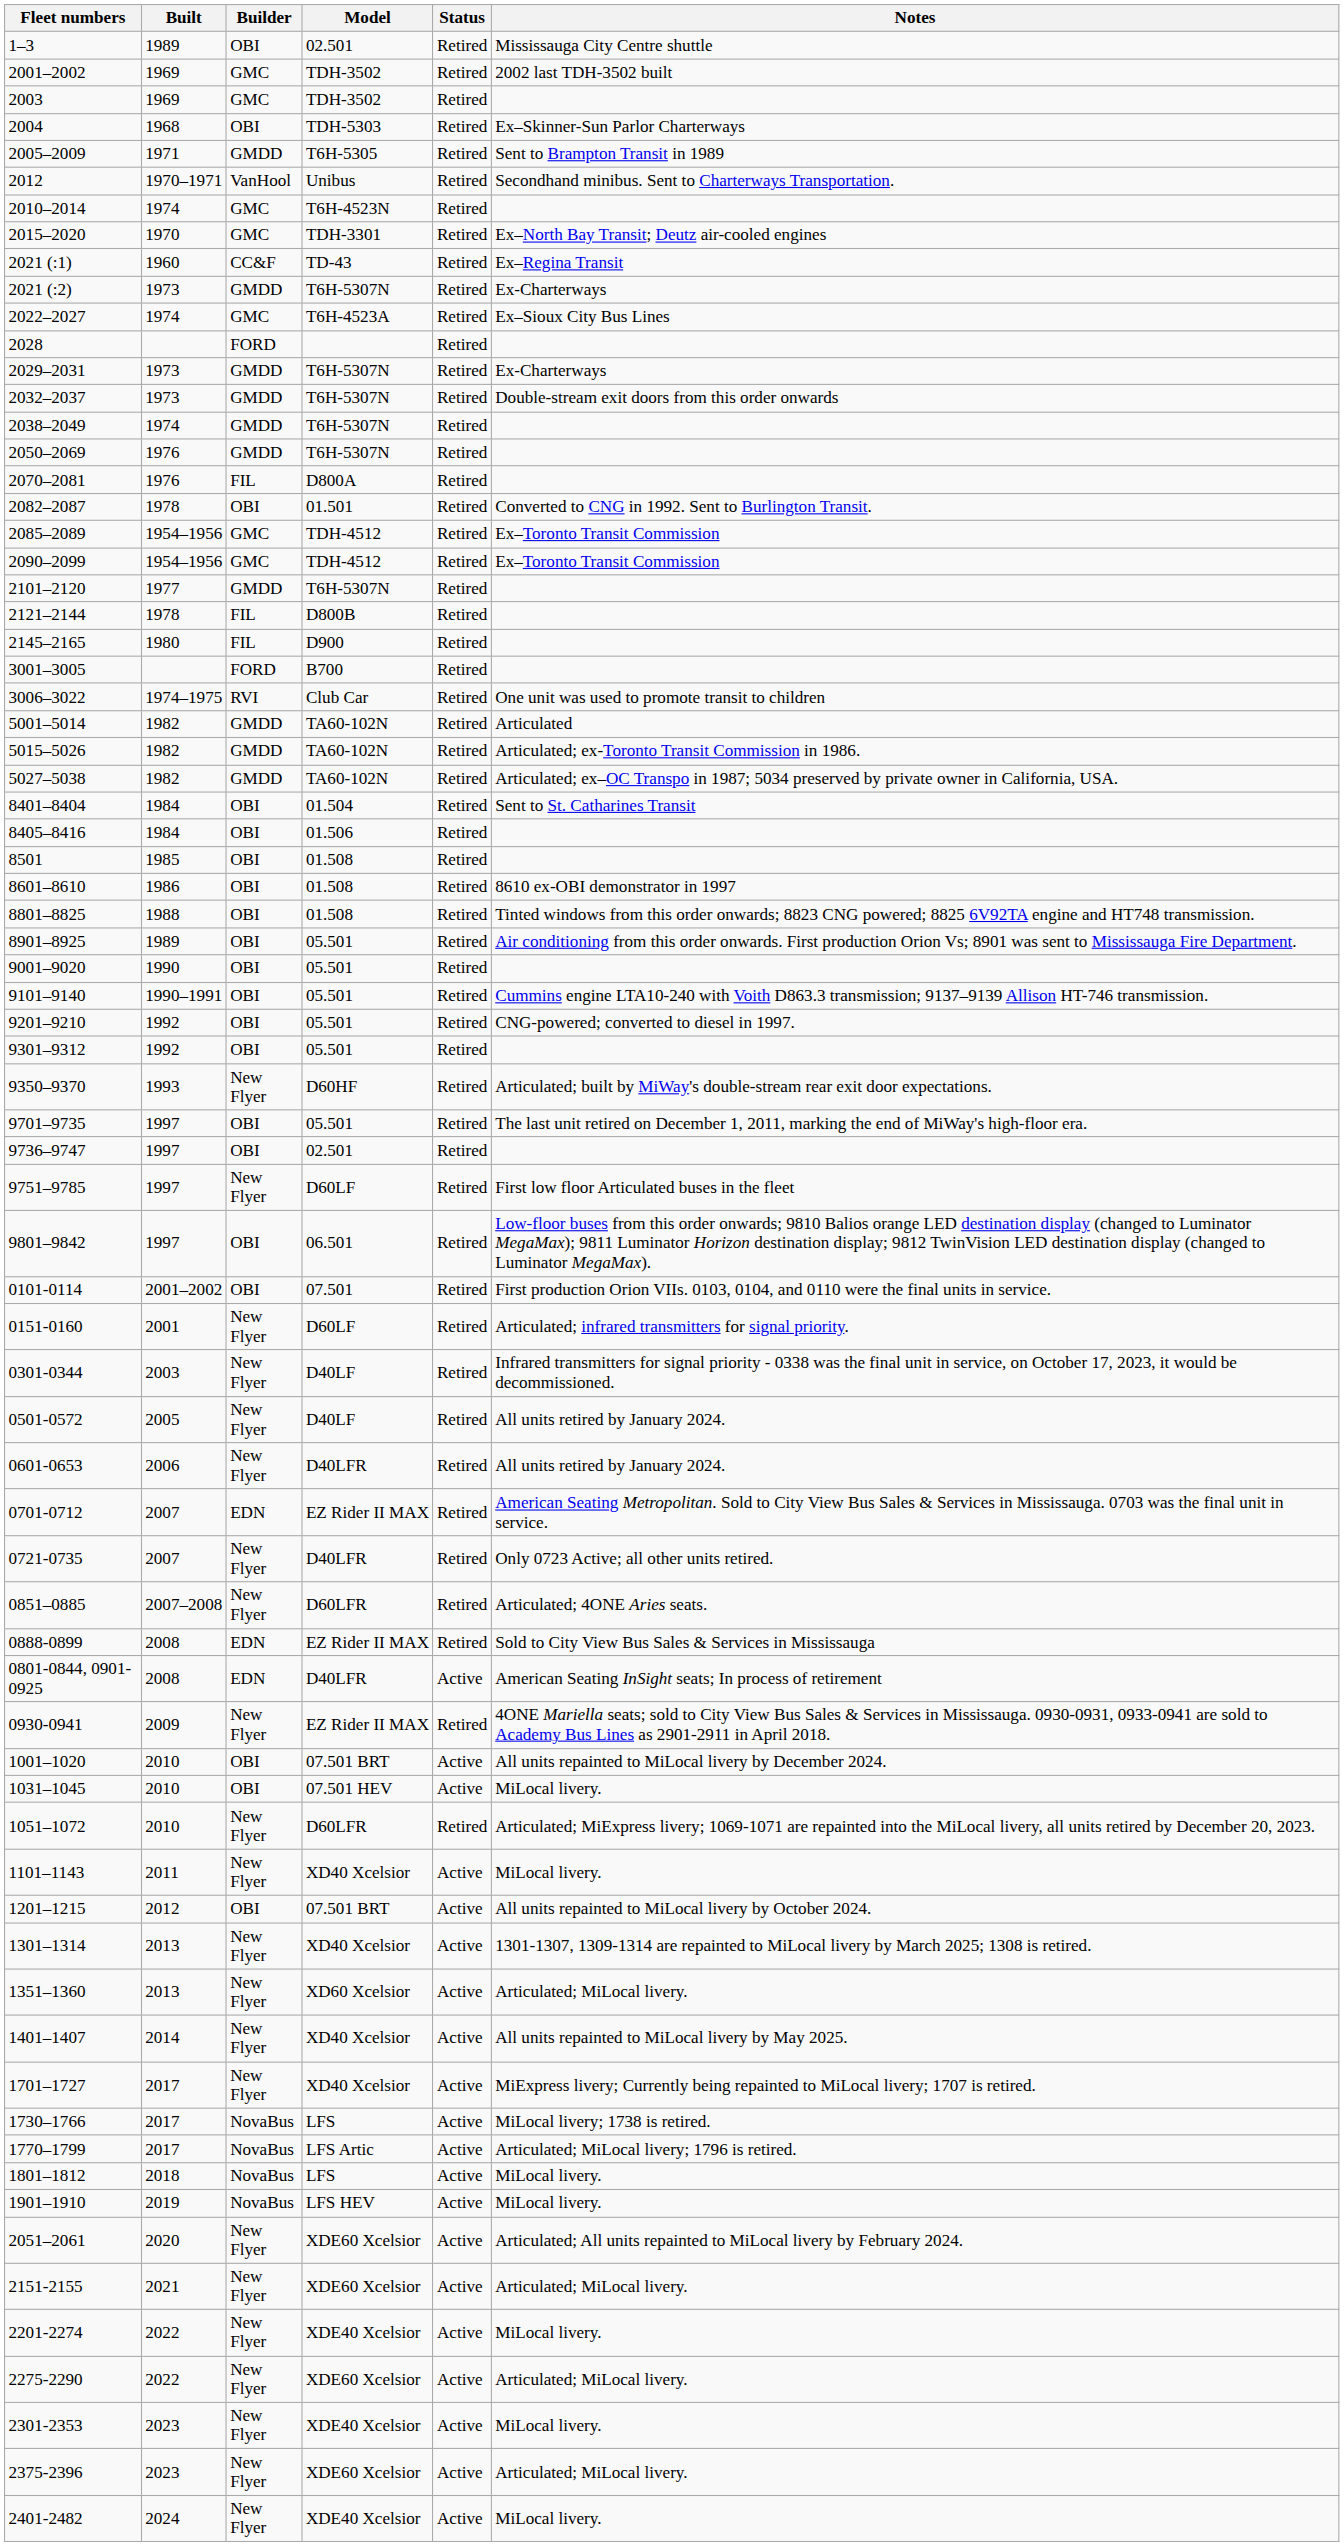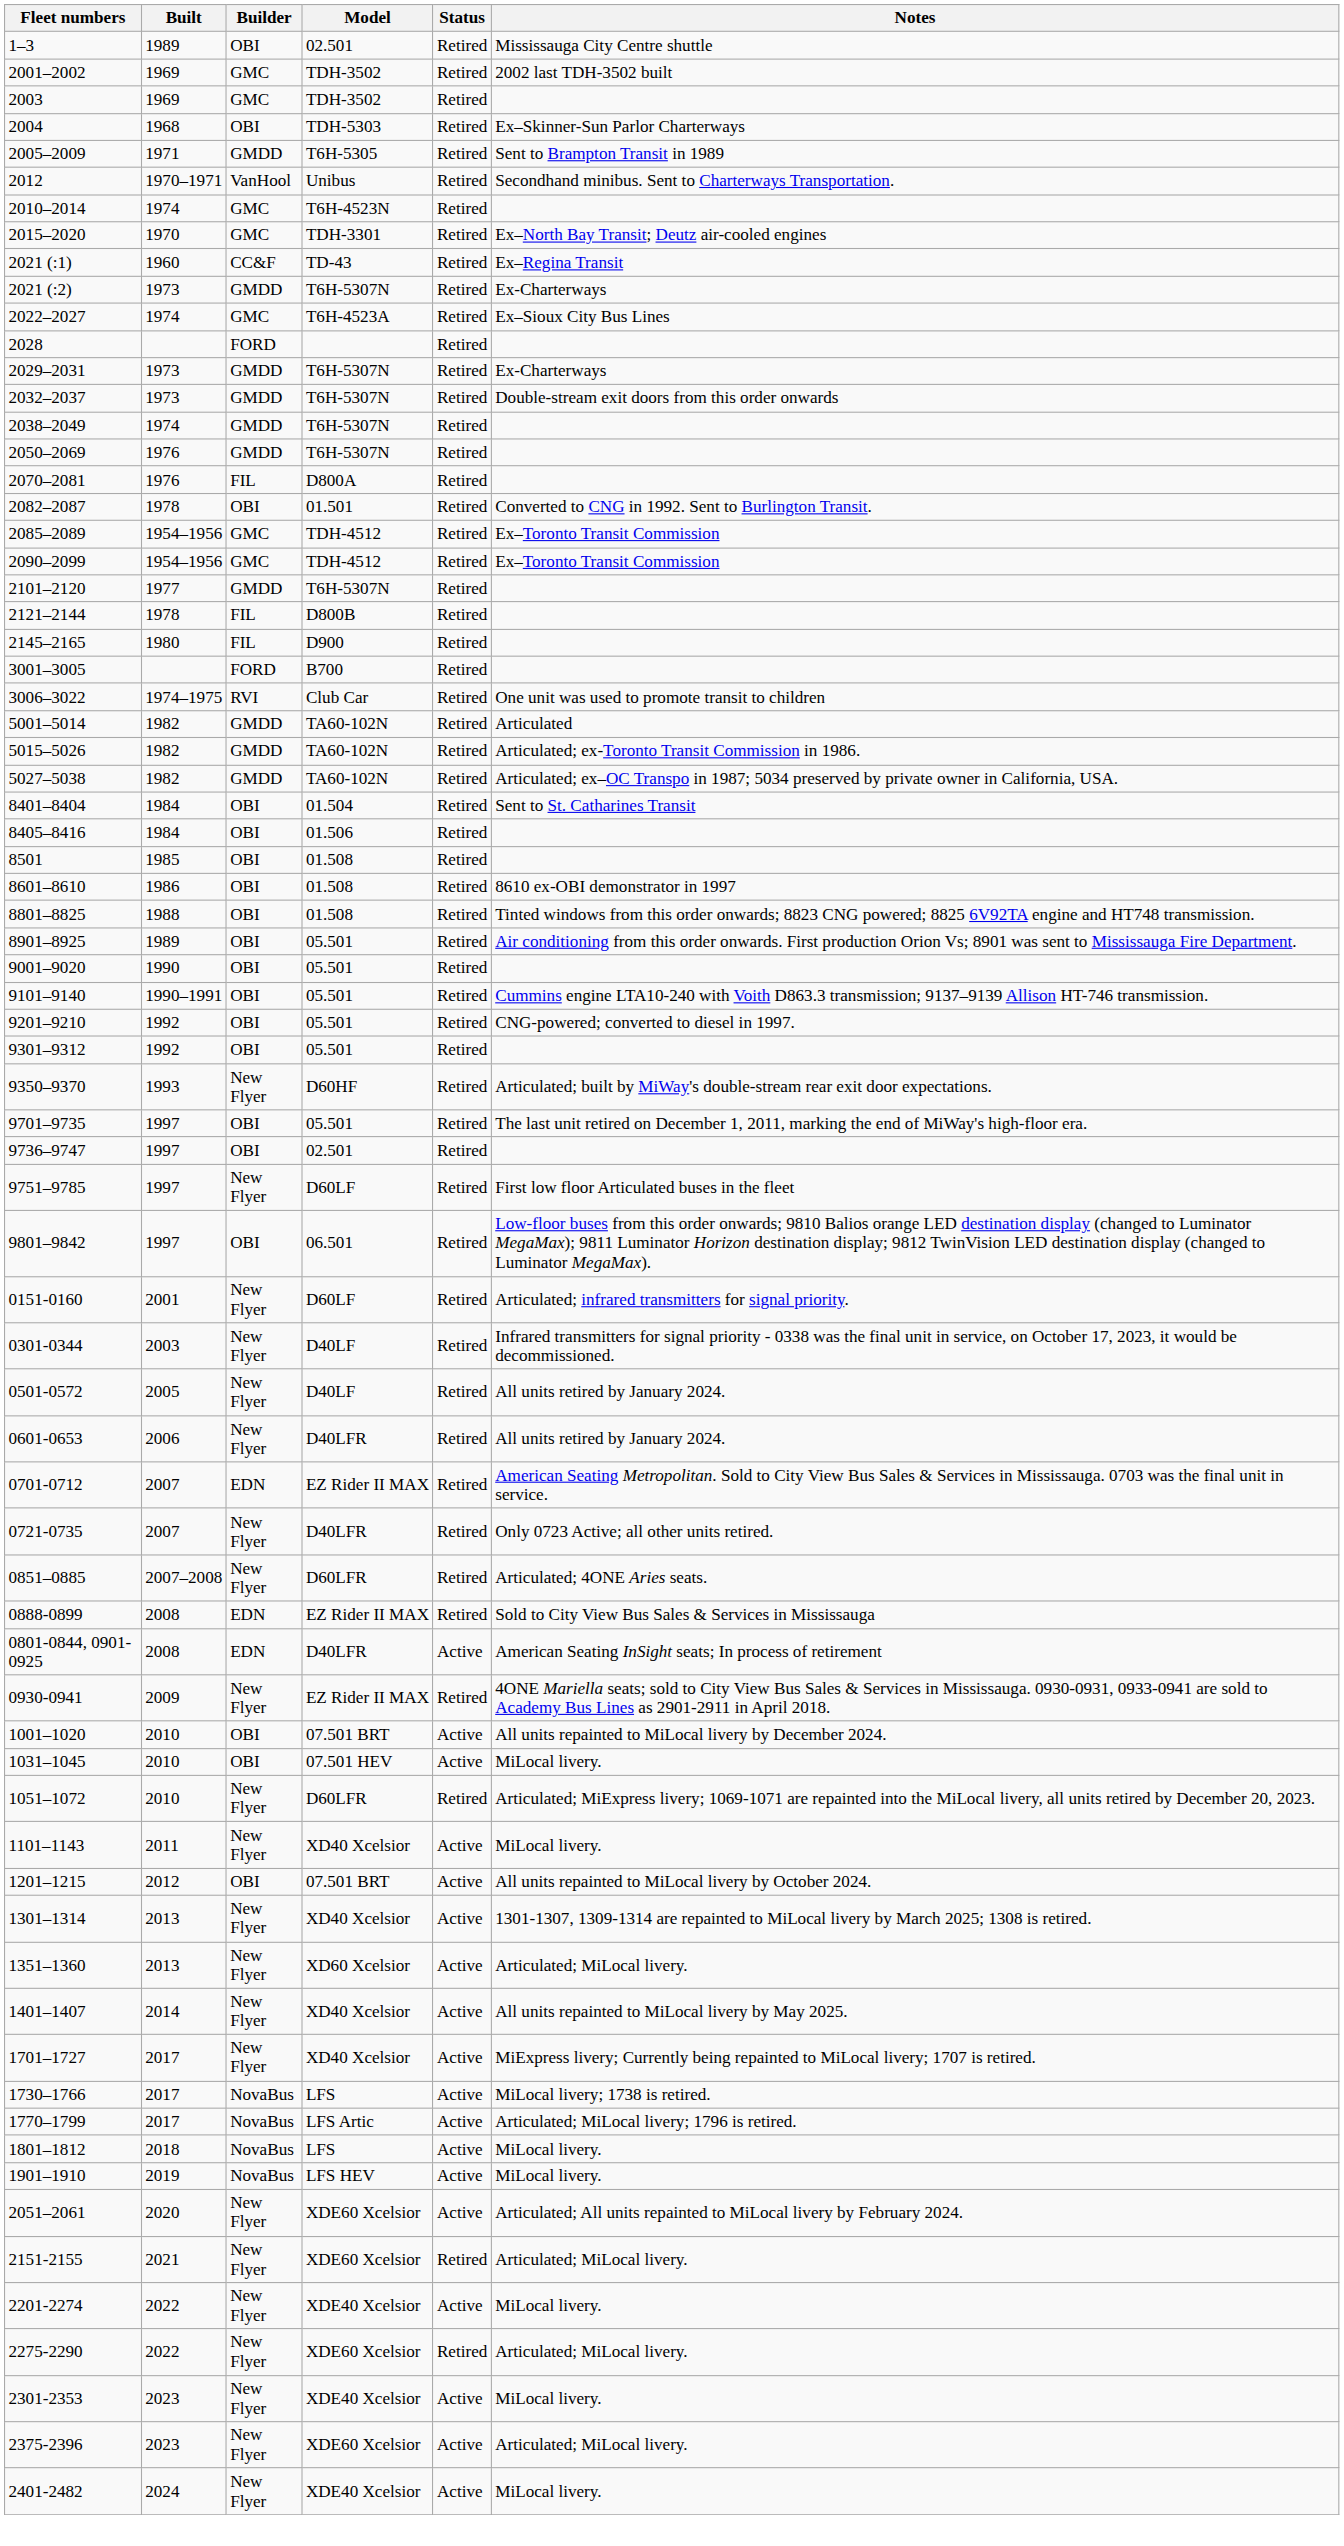- row: (45, 1289)
(460, 2286) Active -> (462, 2259) Retired
(460, 2379) Active -> (462, 2352) Retired
